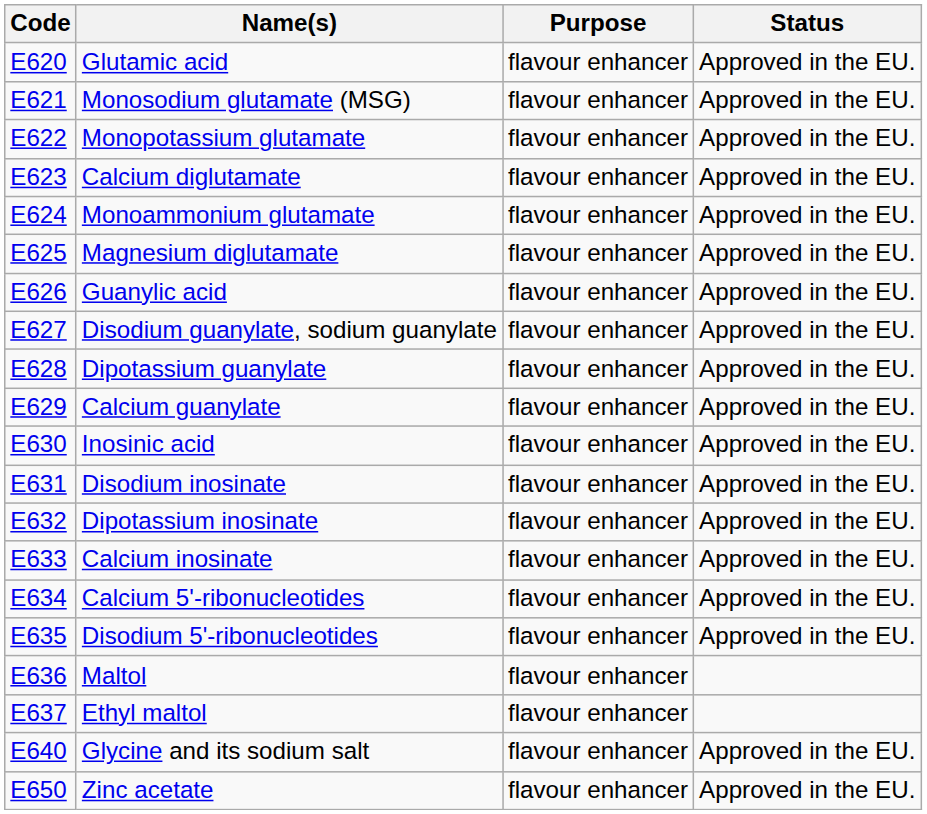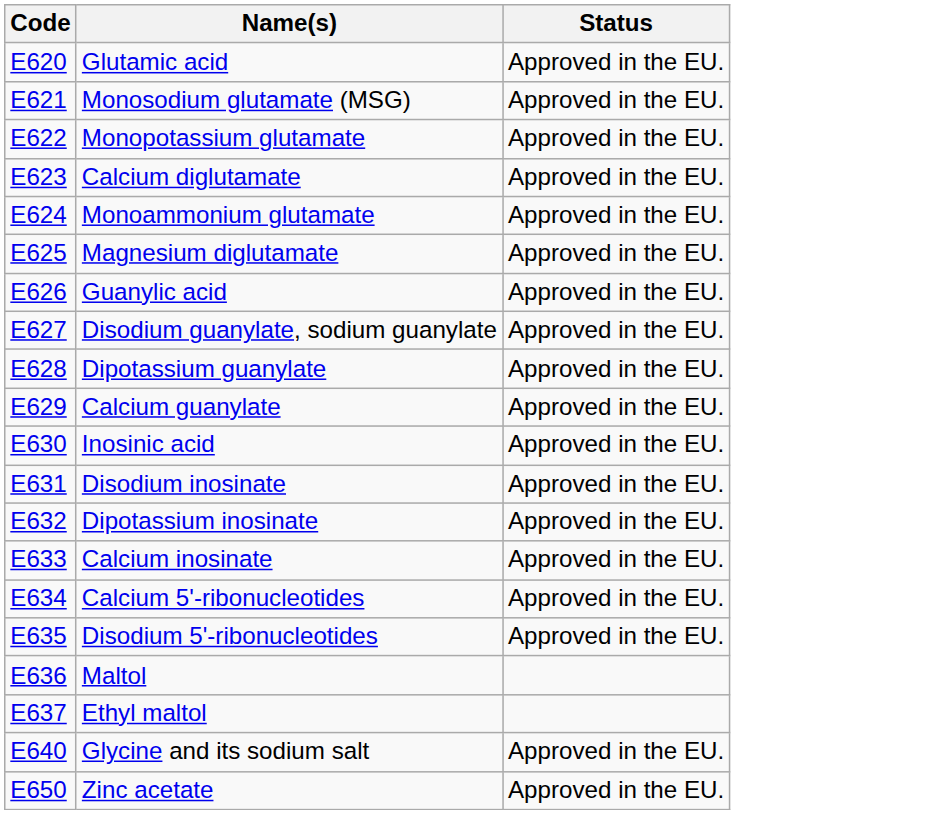- column: (598, 23)
